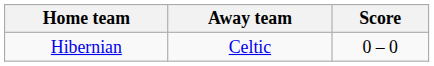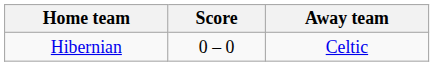columns swapped: (380, 18) <-> (250, 18)
